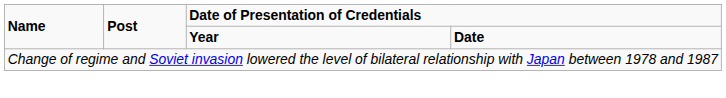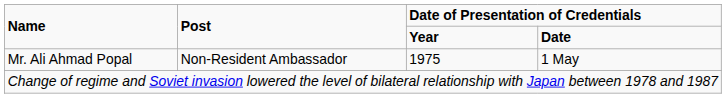+ row: (70, 59)
